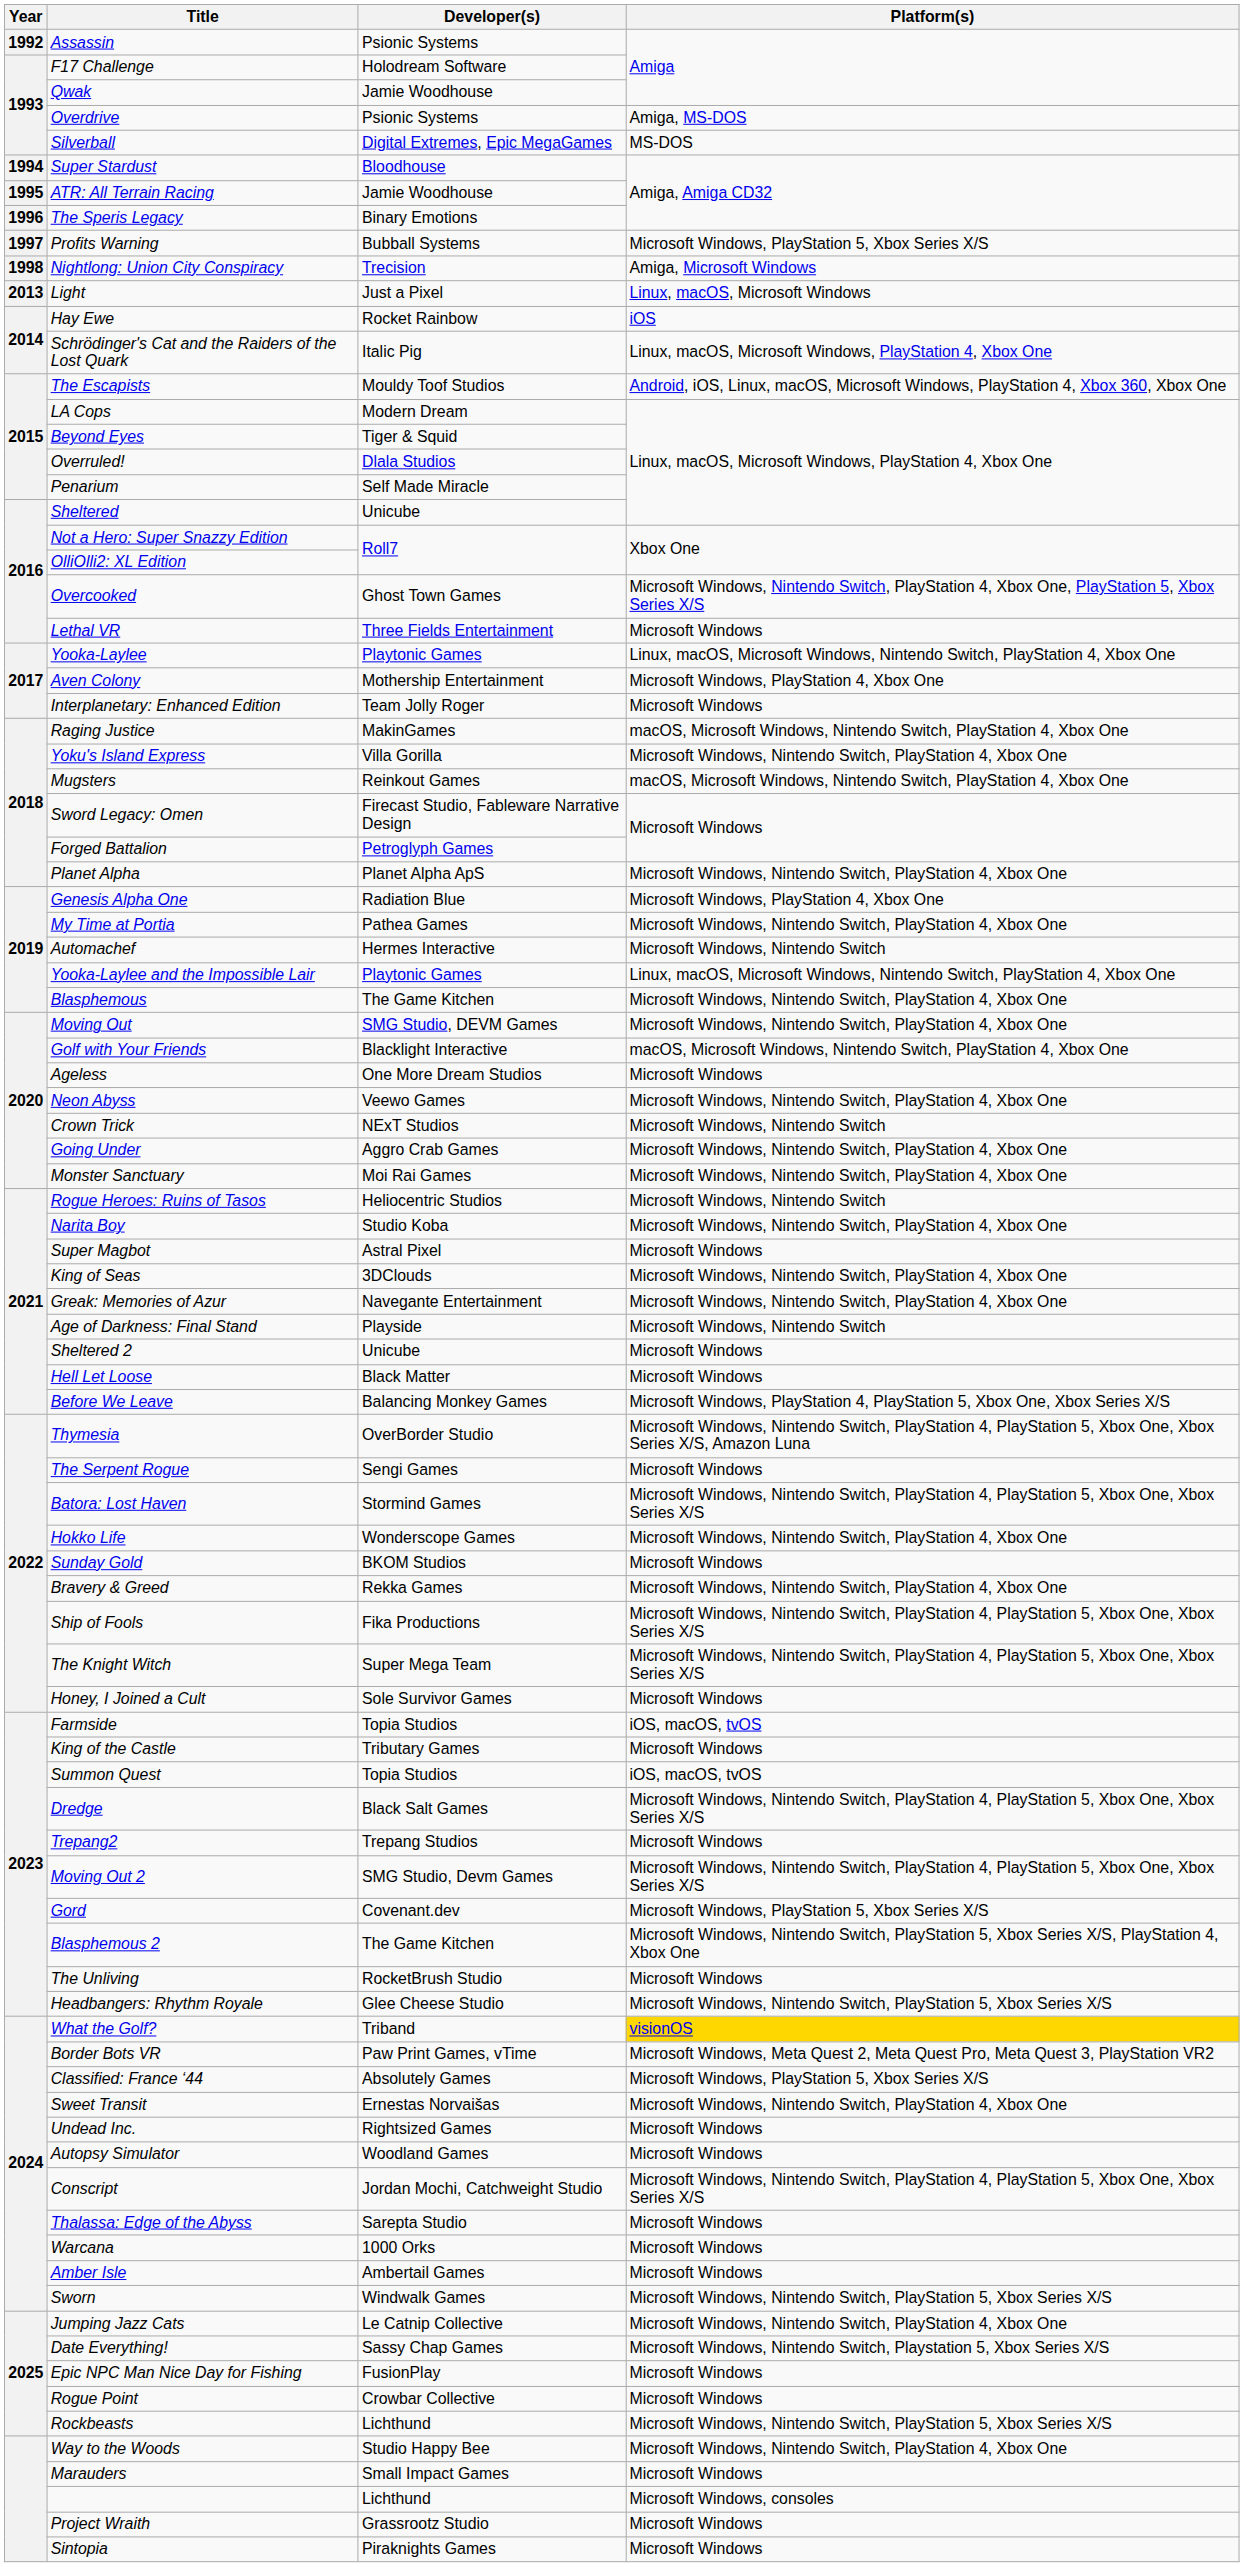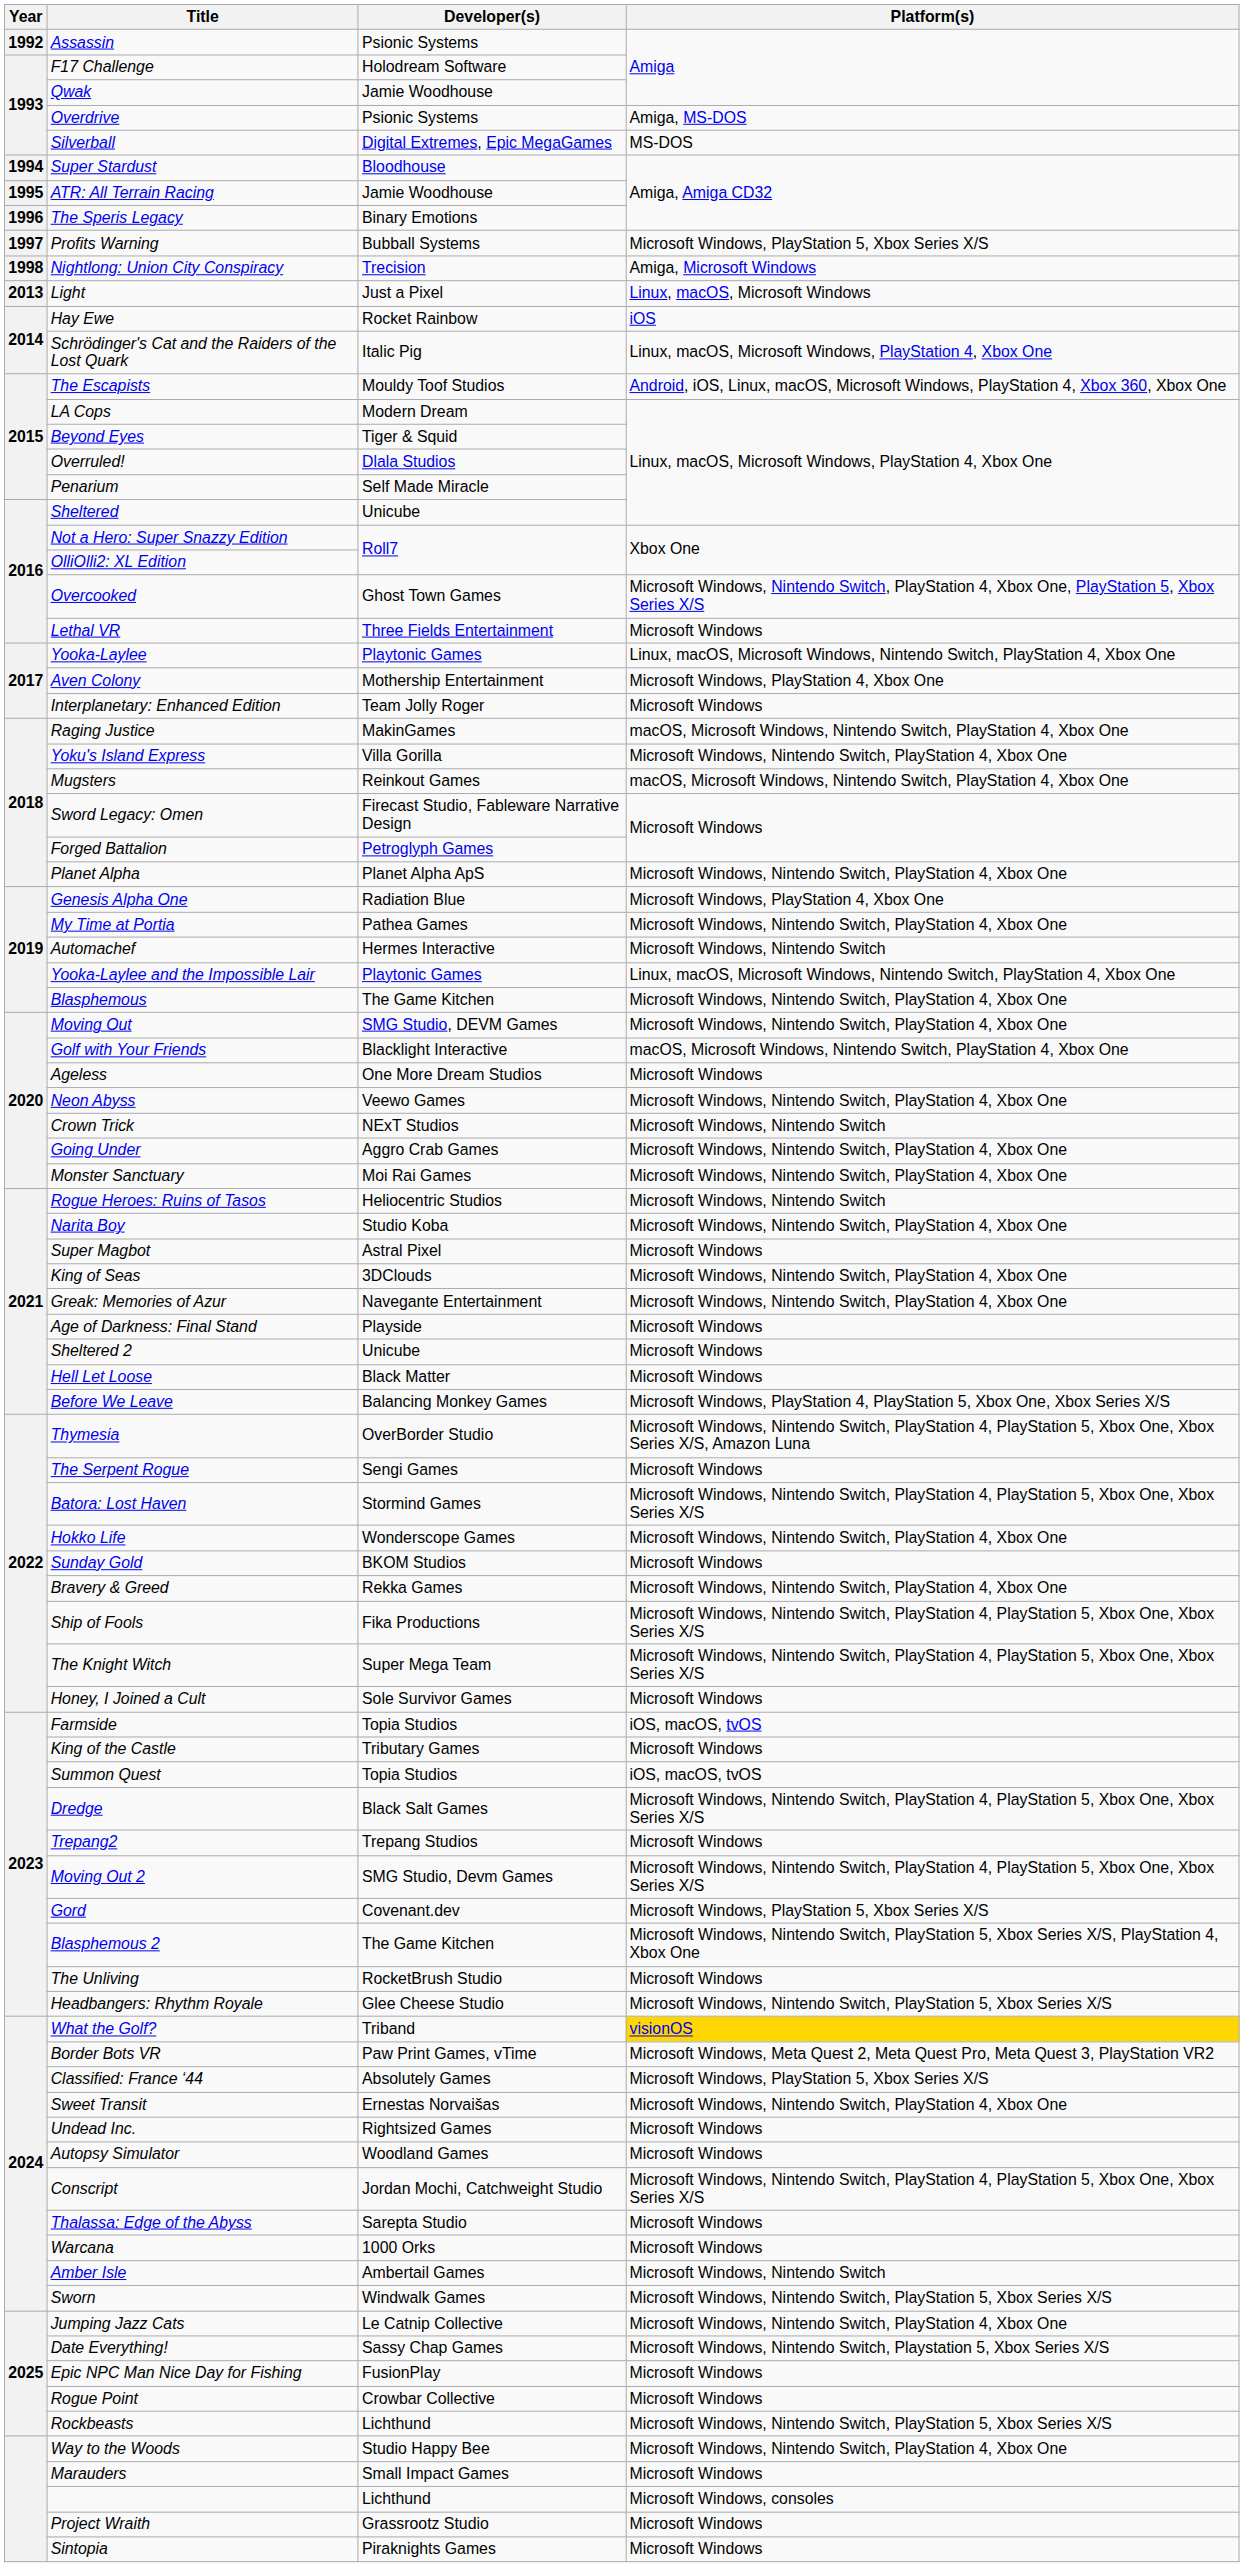(758, 1326) Microsoft Windows, Nintendo Switch -> (696, 1326) Microsoft Windows
(696, 2273) Microsoft Windows -> (758, 2273) Microsoft Windows, Nintendo Switch
